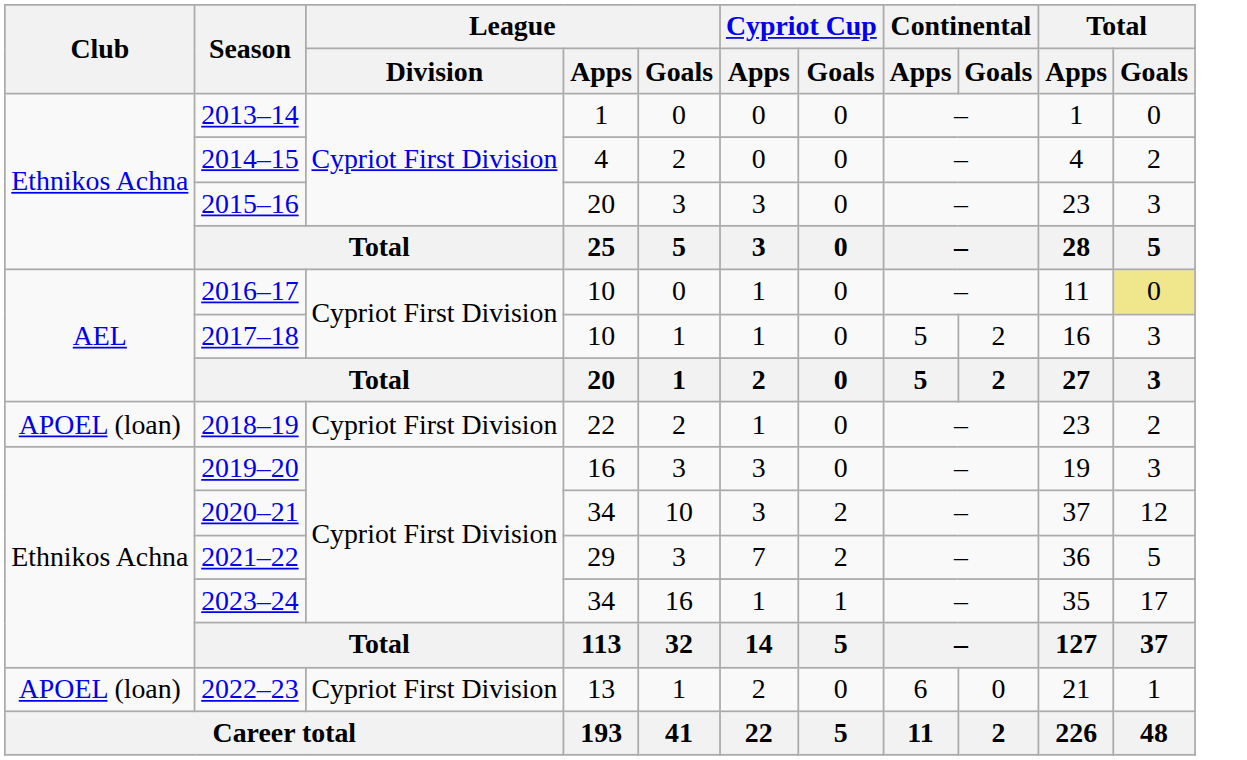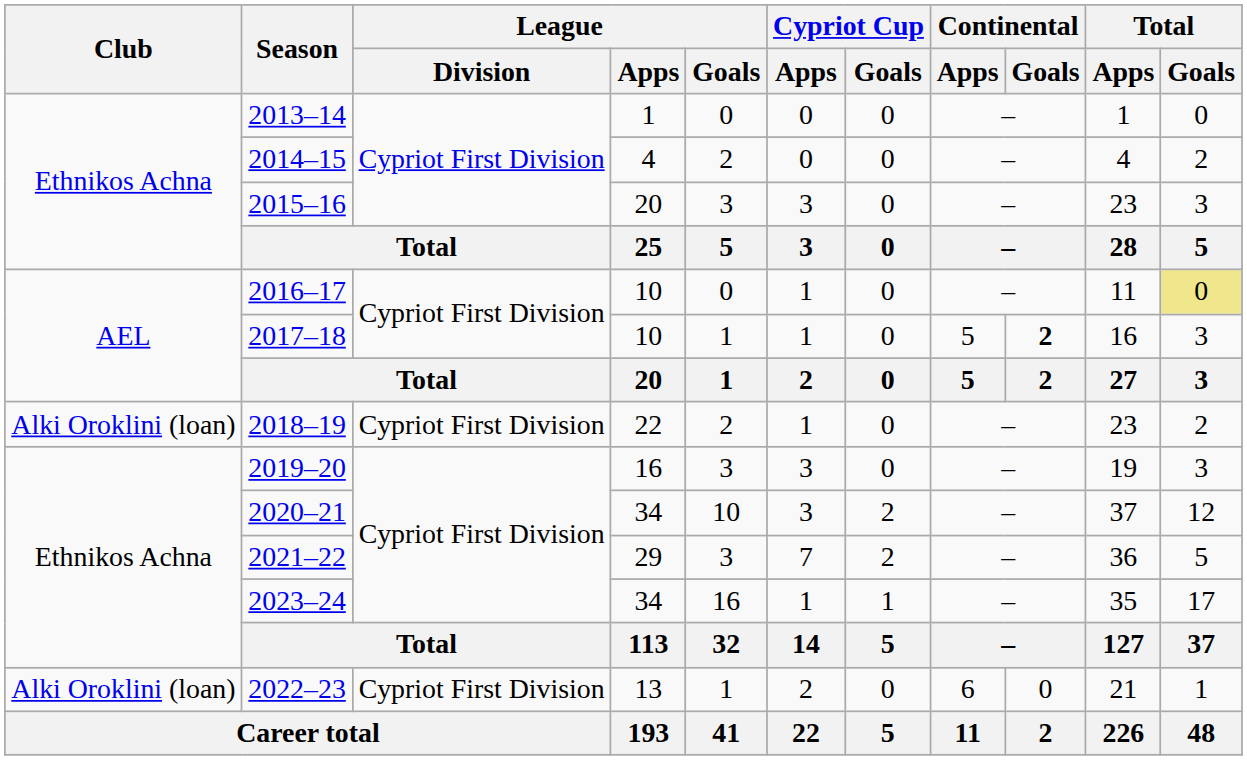(998, 335) normal -> (1046, 335) bold
(100, 423) APOEL (loan) -> (123, 423) Alki Oroklini (loan)
(100, 688) APOEL (loan) -> (123, 688) Alki Oroklini (loan)
